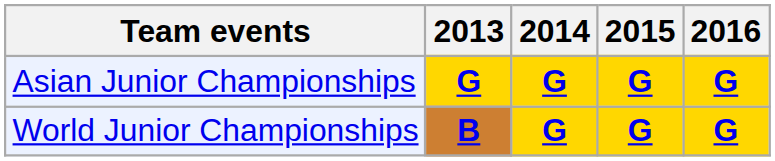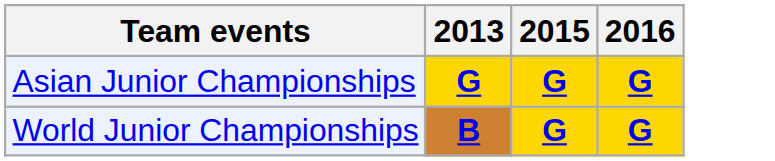- column: (555, 31)
